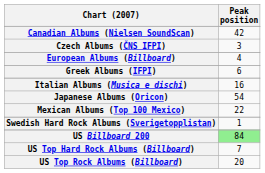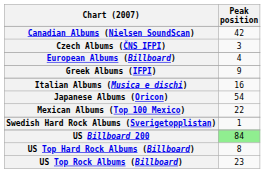(239, 72) 6 -> (239, 72) 9
(239, 149) 7 -> (239, 149) 8
(239, 162) 20 -> (239, 162) 23
